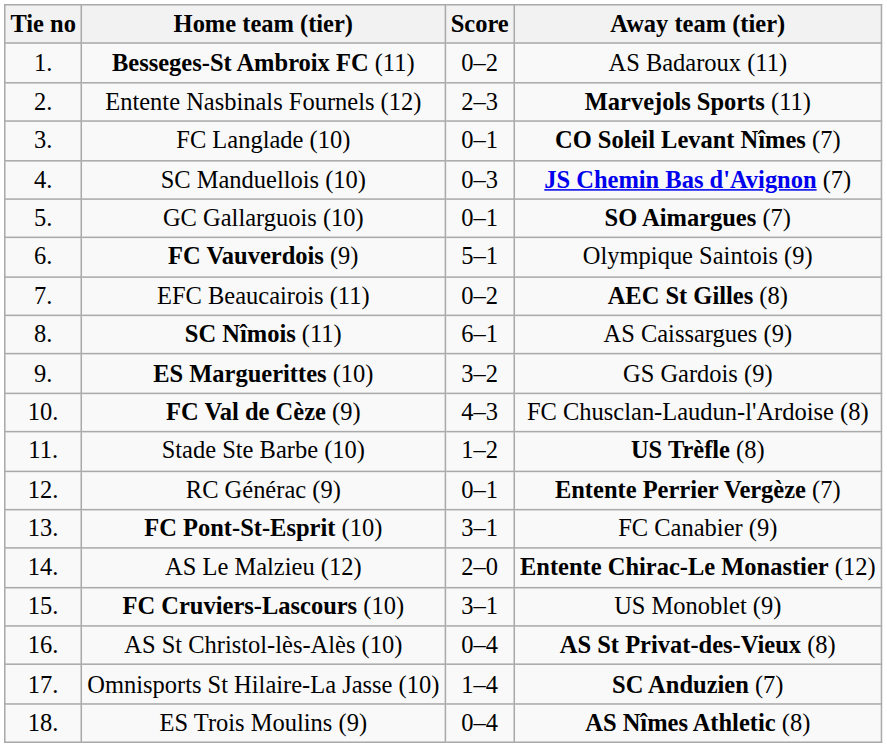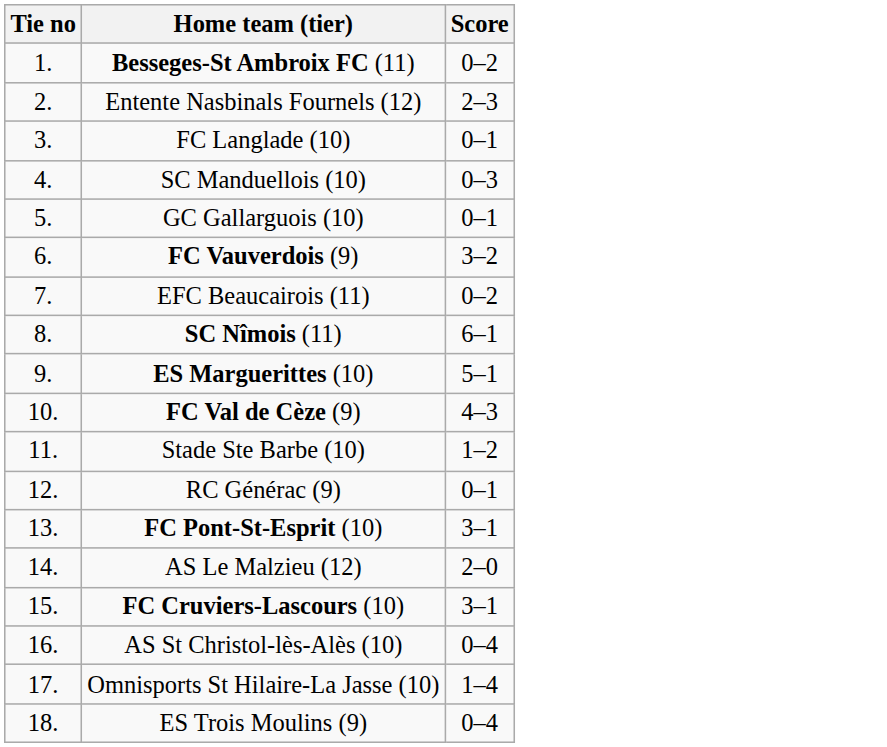- column: (698, 23)
(480, 256) 5–1 -> (480, 256) 3–2
(480, 373) 3–2 -> (480, 373) 5–1
